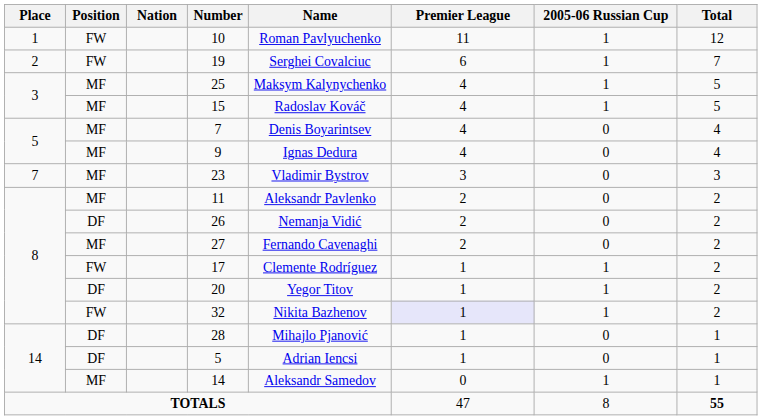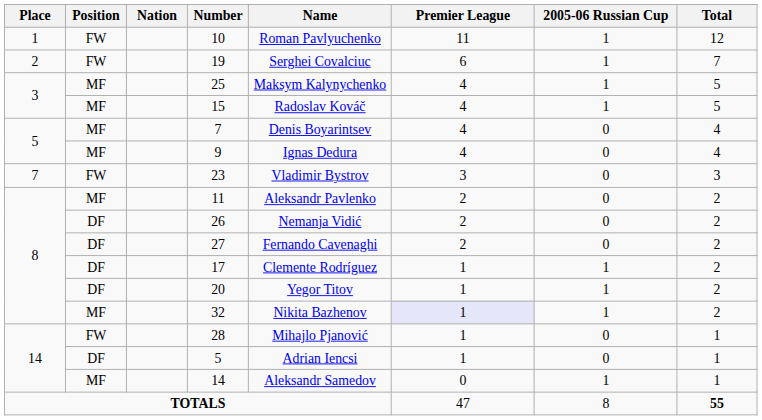(96, 175) MF -> (96, 175) FW
(96, 244) MF -> (96, 244) DF
(96, 266) FW -> (96, 266) DF
(96, 312) FW -> (96, 312) MF
(96, 335) DF -> (96, 335) FW
